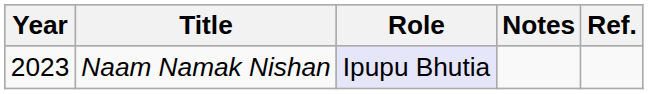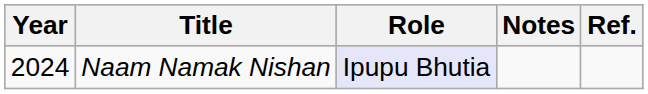(40, 66) 2023 -> (40, 66) 2024
